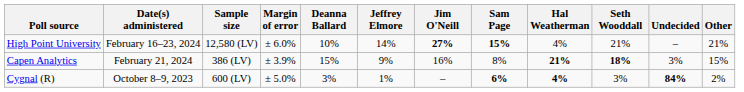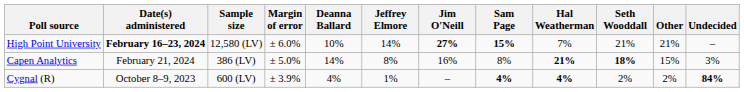columns swapped: (718, 26) <-> (675, 26)
(153, 43) normal -> (155, 43) bold
(560, 43) 4% -> (565, 43) 7%
(280, 61) ± 3.9% -> (285, 61) ± 5.0%
(329, 61) 15% -> (334, 61) 14%
(386, 61) 9% -> (391, 61) 8%
(280, 78) ± 5.0% -> (285, 78) ± 3.9%
(329, 78) 3% -> (334, 78) 4%
(499, 78) 6% -> (504, 78) 4%
(620, 78) 3% -> (625, 78) 2%
